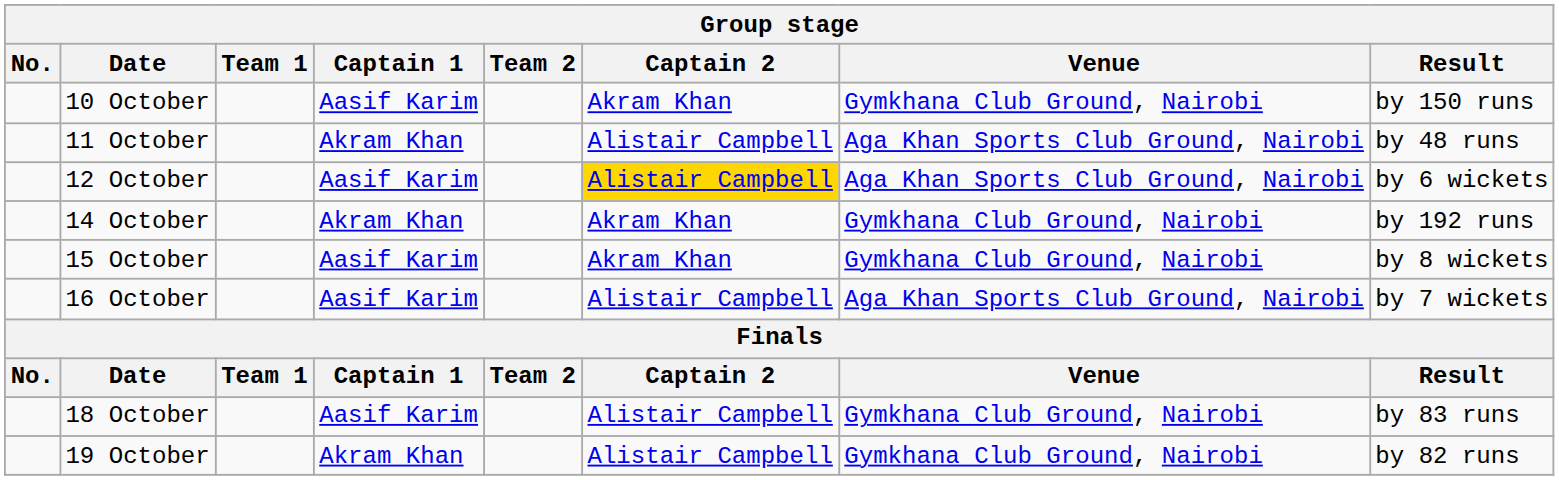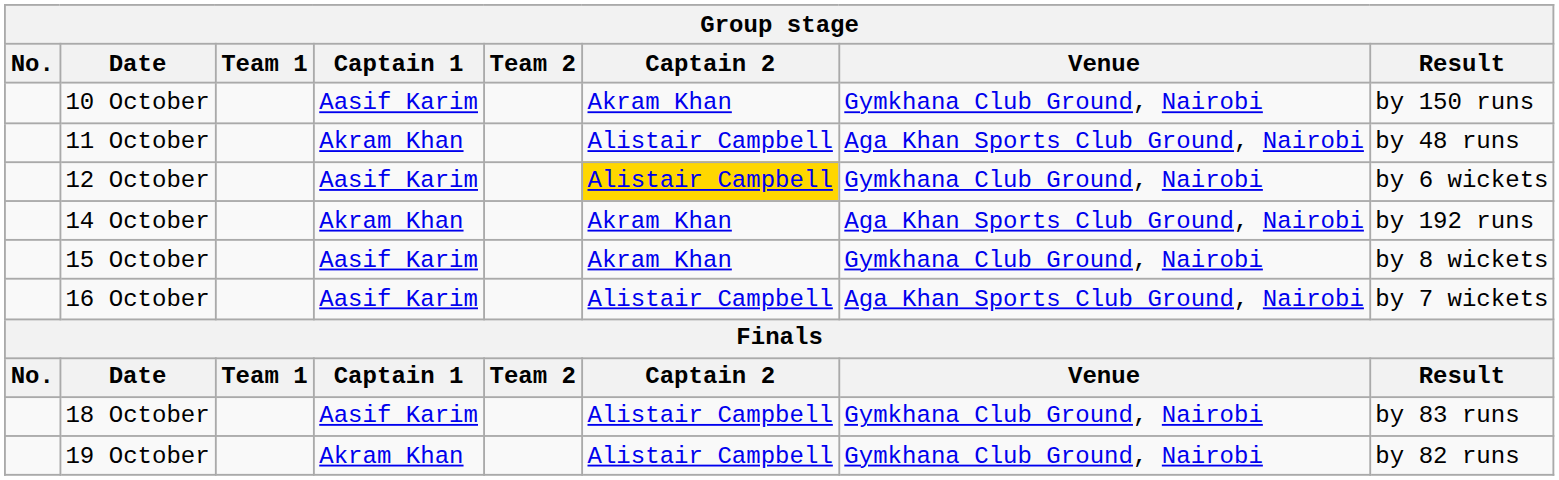(1104, 181) Aga Khan Sports Club Ground, Nairobi -> (1054, 181) Gymkhana Club Ground, Nairobi
(1054, 221) Gymkhana Club Ground, Nairobi -> (1104, 221) Aga Khan Sports Club Ground, Nairobi
